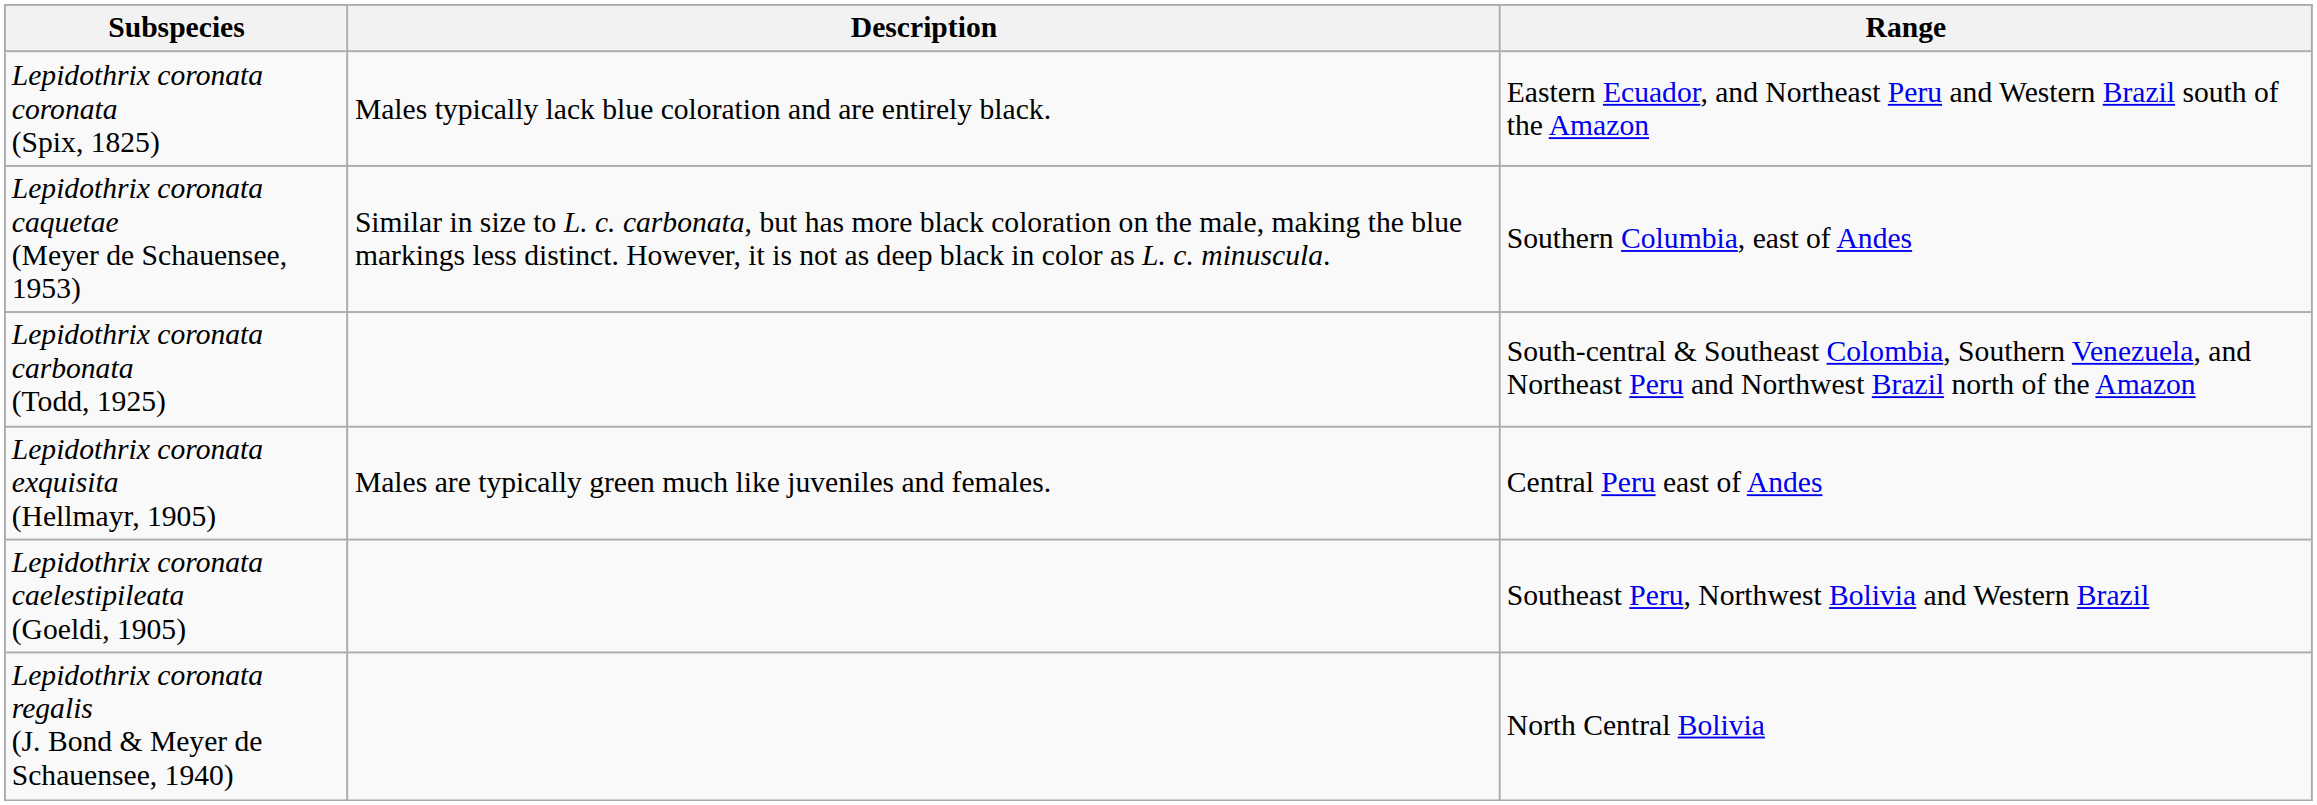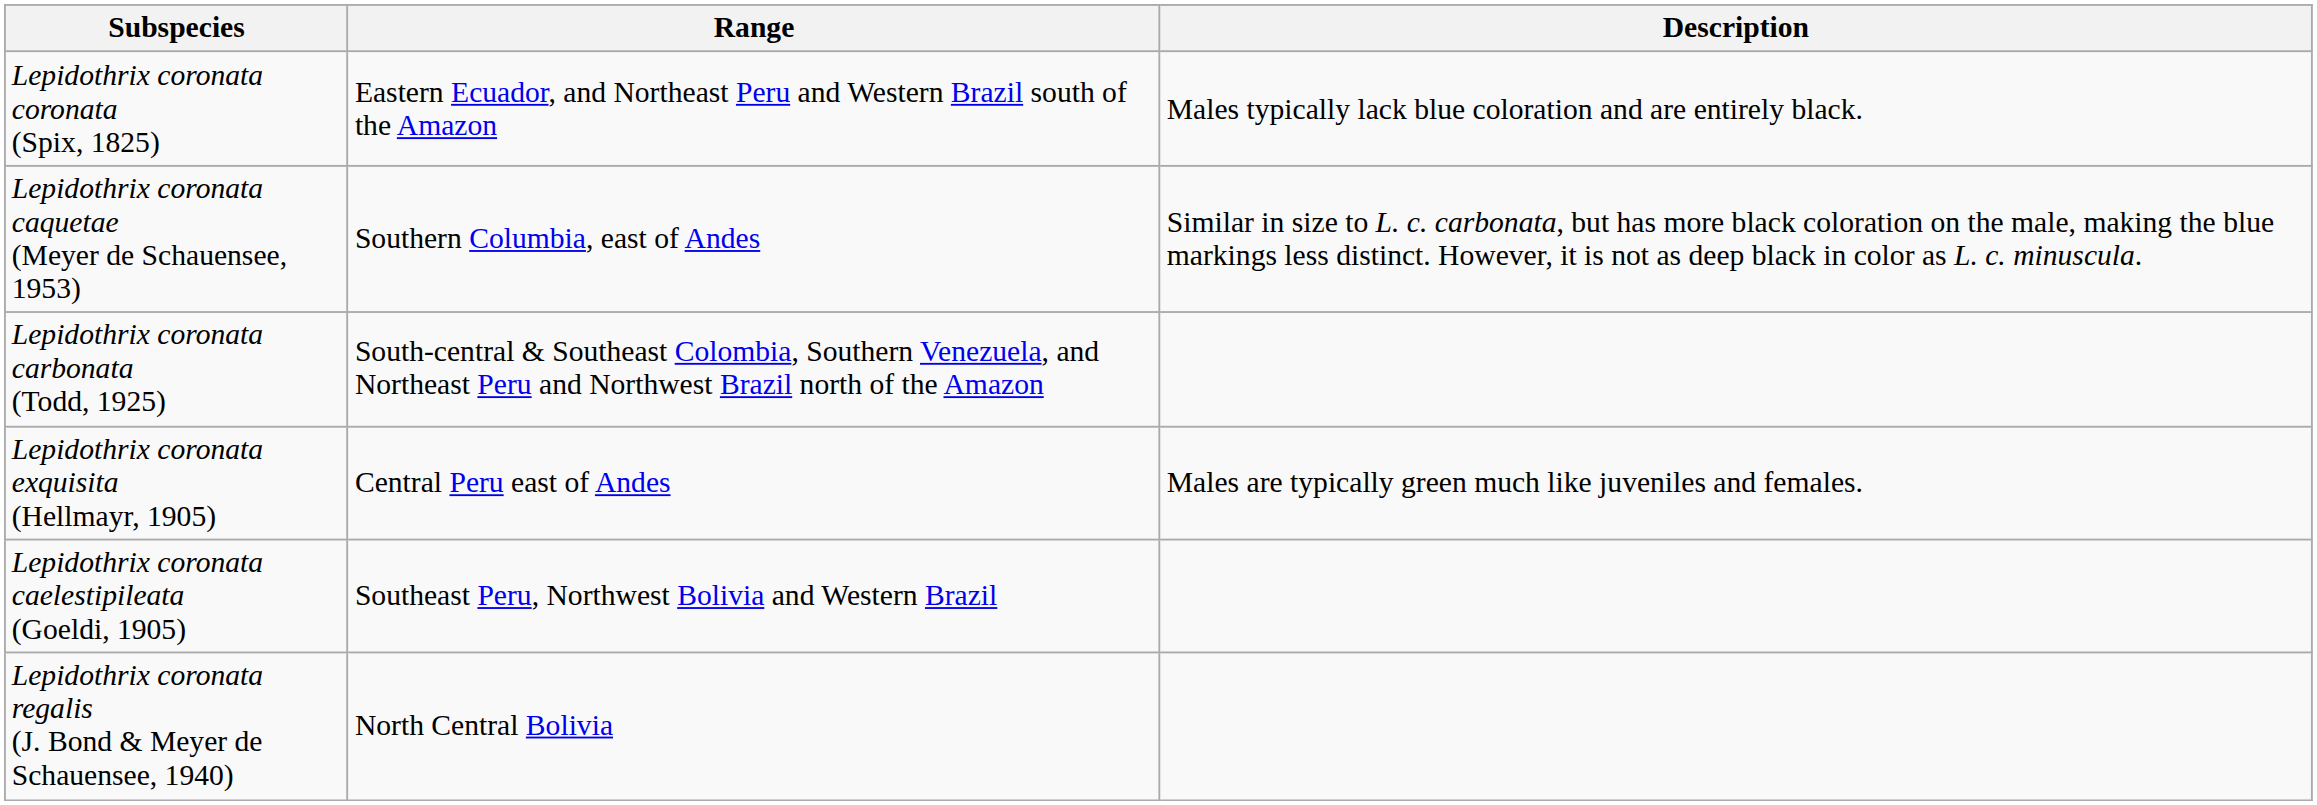columns swapped: (924, 27) <-> (1906, 27)
